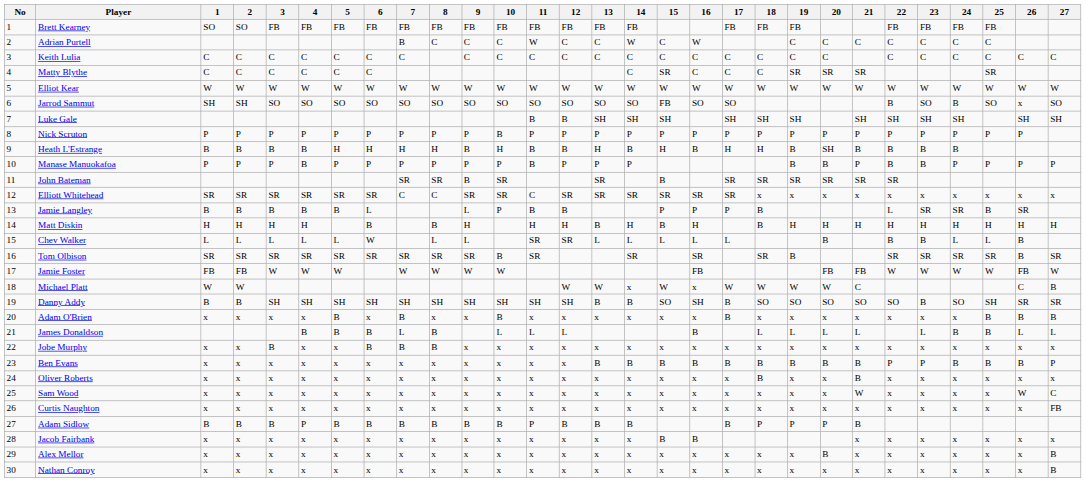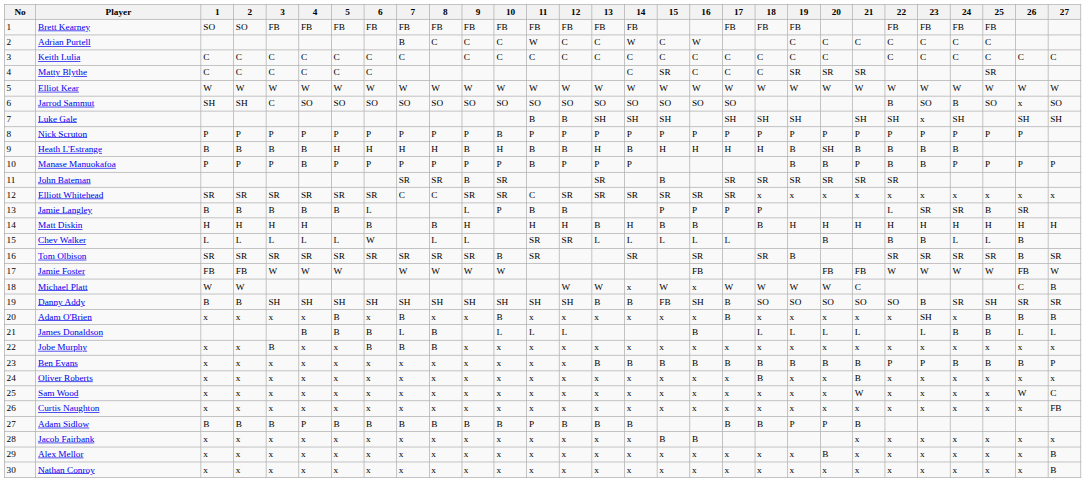(274, 103) SO -> (271, 103) C
(665, 103) FB -> (665, 103) SO
(926, 118) SH -> (922, 118) x
(695, 149) B -> (695, 149) H
(760, 210) B -> (760, 210) P
(695, 225) H -> (695, 225) B
(665, 301) SO -> (665, 301) FB
(958, 301) SO -> (958, 301) SR
(922, 316) x -> (926, 316) SH
(760, 423) P -> (760, 423) B
